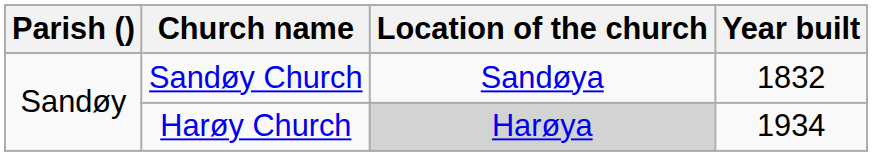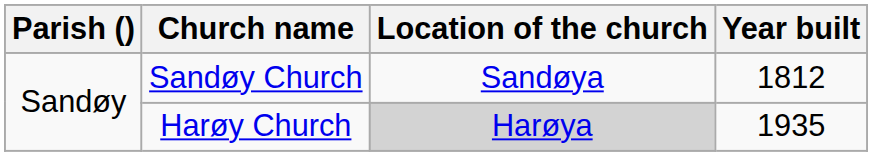(791, 77) 1832 -> (791, 77) 1812
(791, 126) 1934 -> (791, 126) 1935
